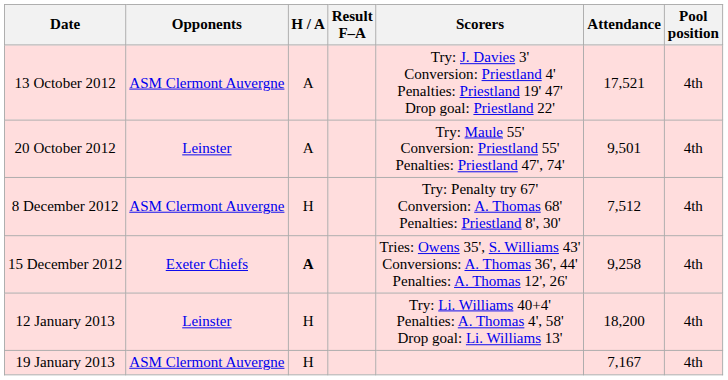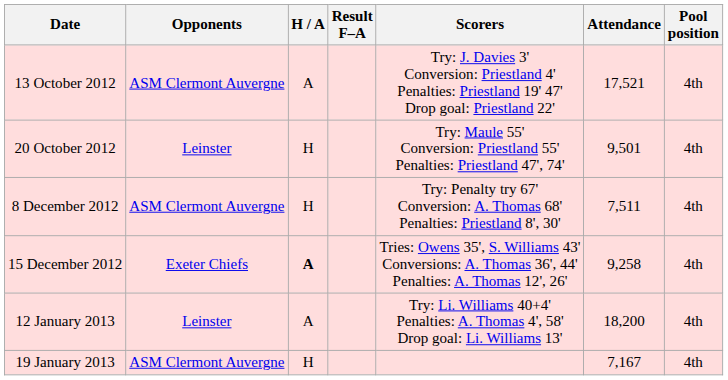(308, 148) A -> (308, 148) H
(624, 206) 7,512 -> (624, 206) 7,511
(308, 321) H -> (308, 321) A
